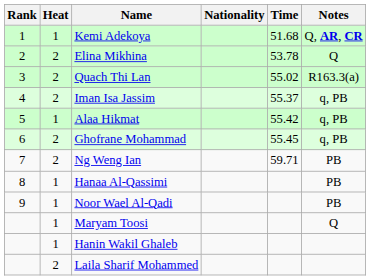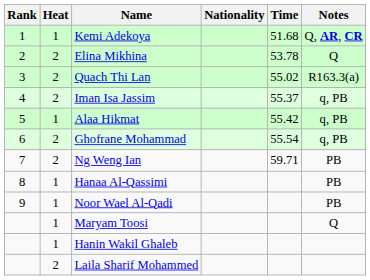(284, 139) 55.45 -> (284, 139) 55.54
